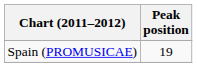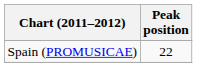(166, 51) 19 -> (166, 51) 22
